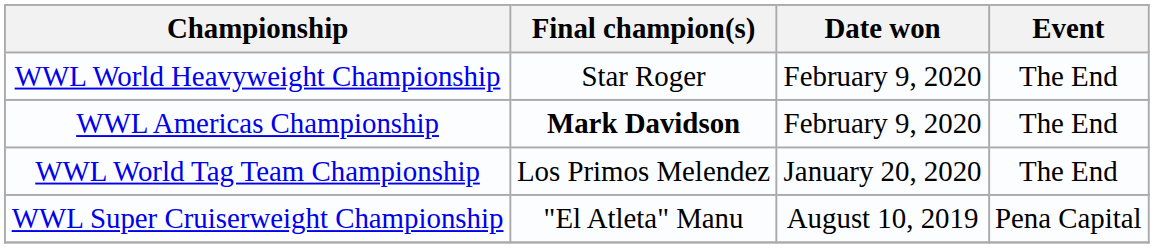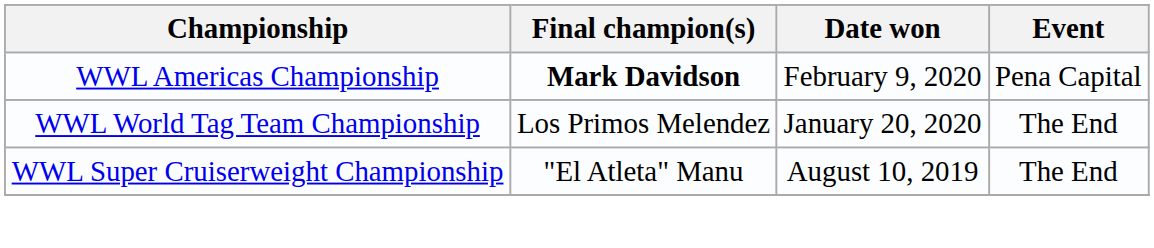- row: (258, 76)
(1068, 123) The End -> (1068, 76) Pena Capital
(1068, 218) Pena Capital -> (1068, 171) The End
